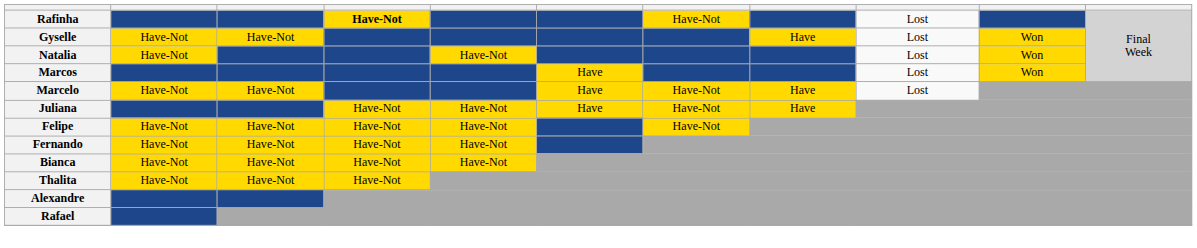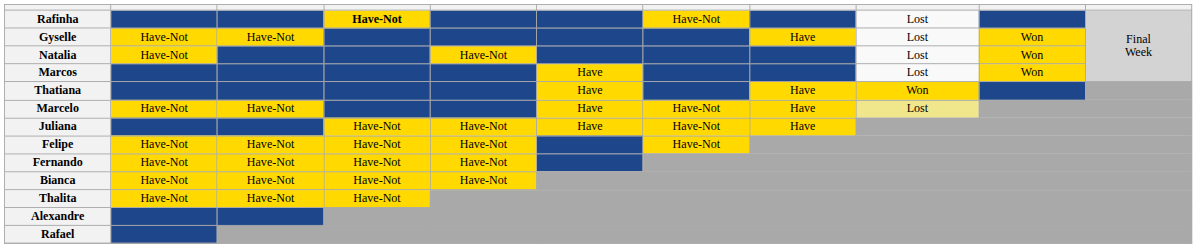+ row: (58, 90)
(917, 90) no background -> (917, 108) khaki background
